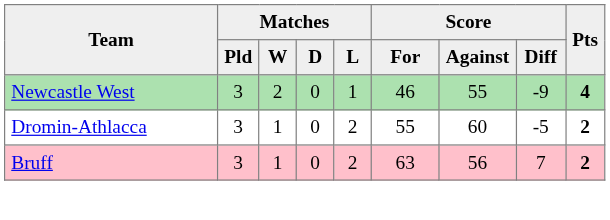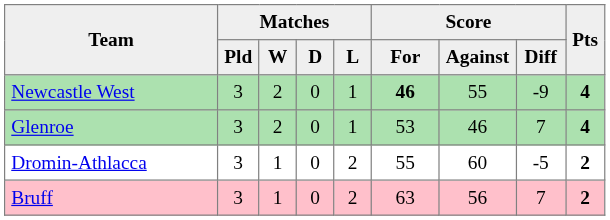(405, 92) normal -> (405, 92) bold
+ row: (42, 127)
